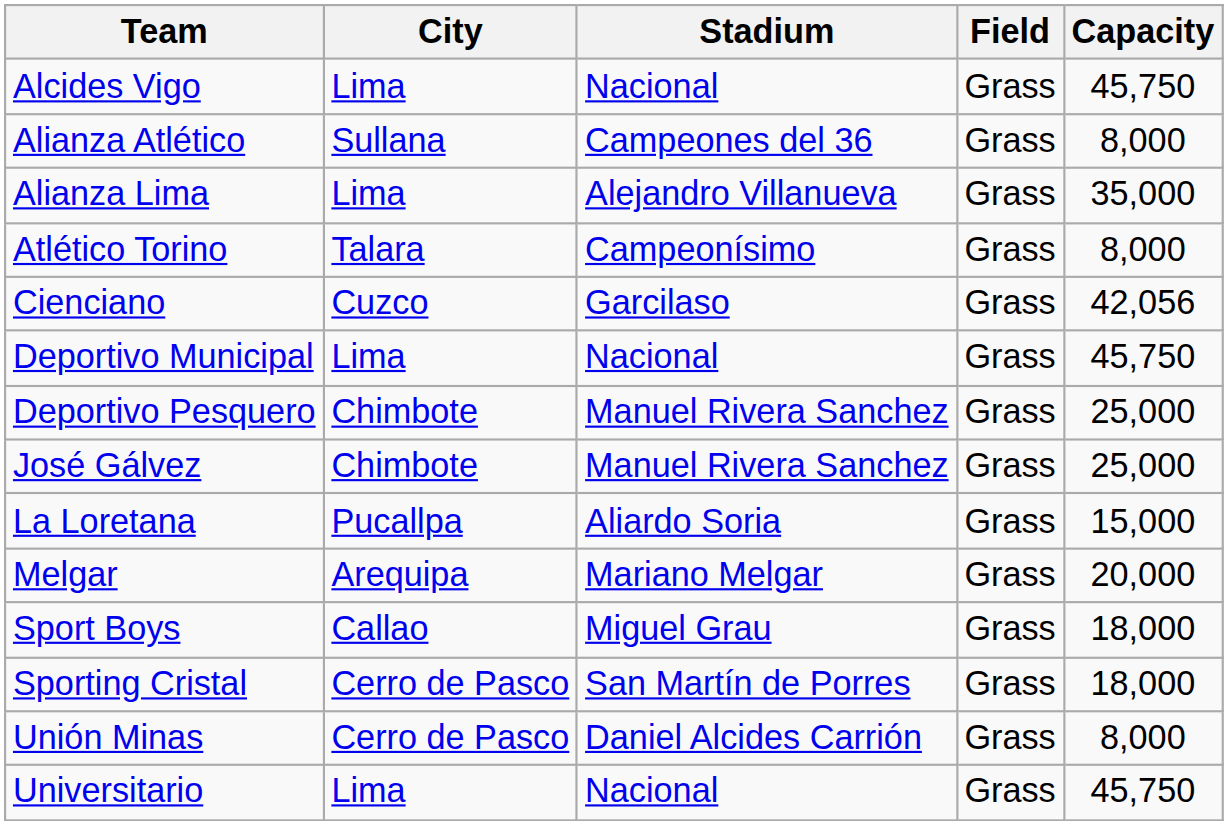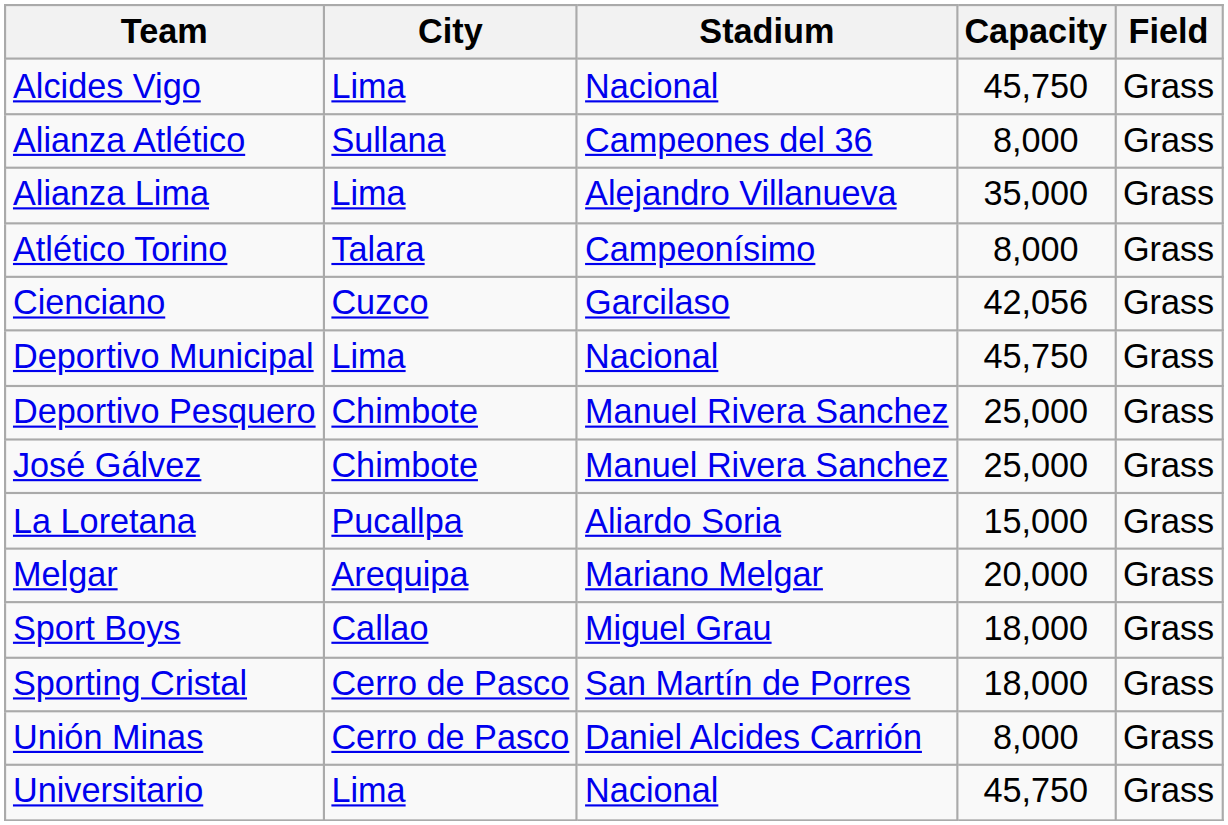columns swapped: (1143, 31) <-> (1010, 31)
